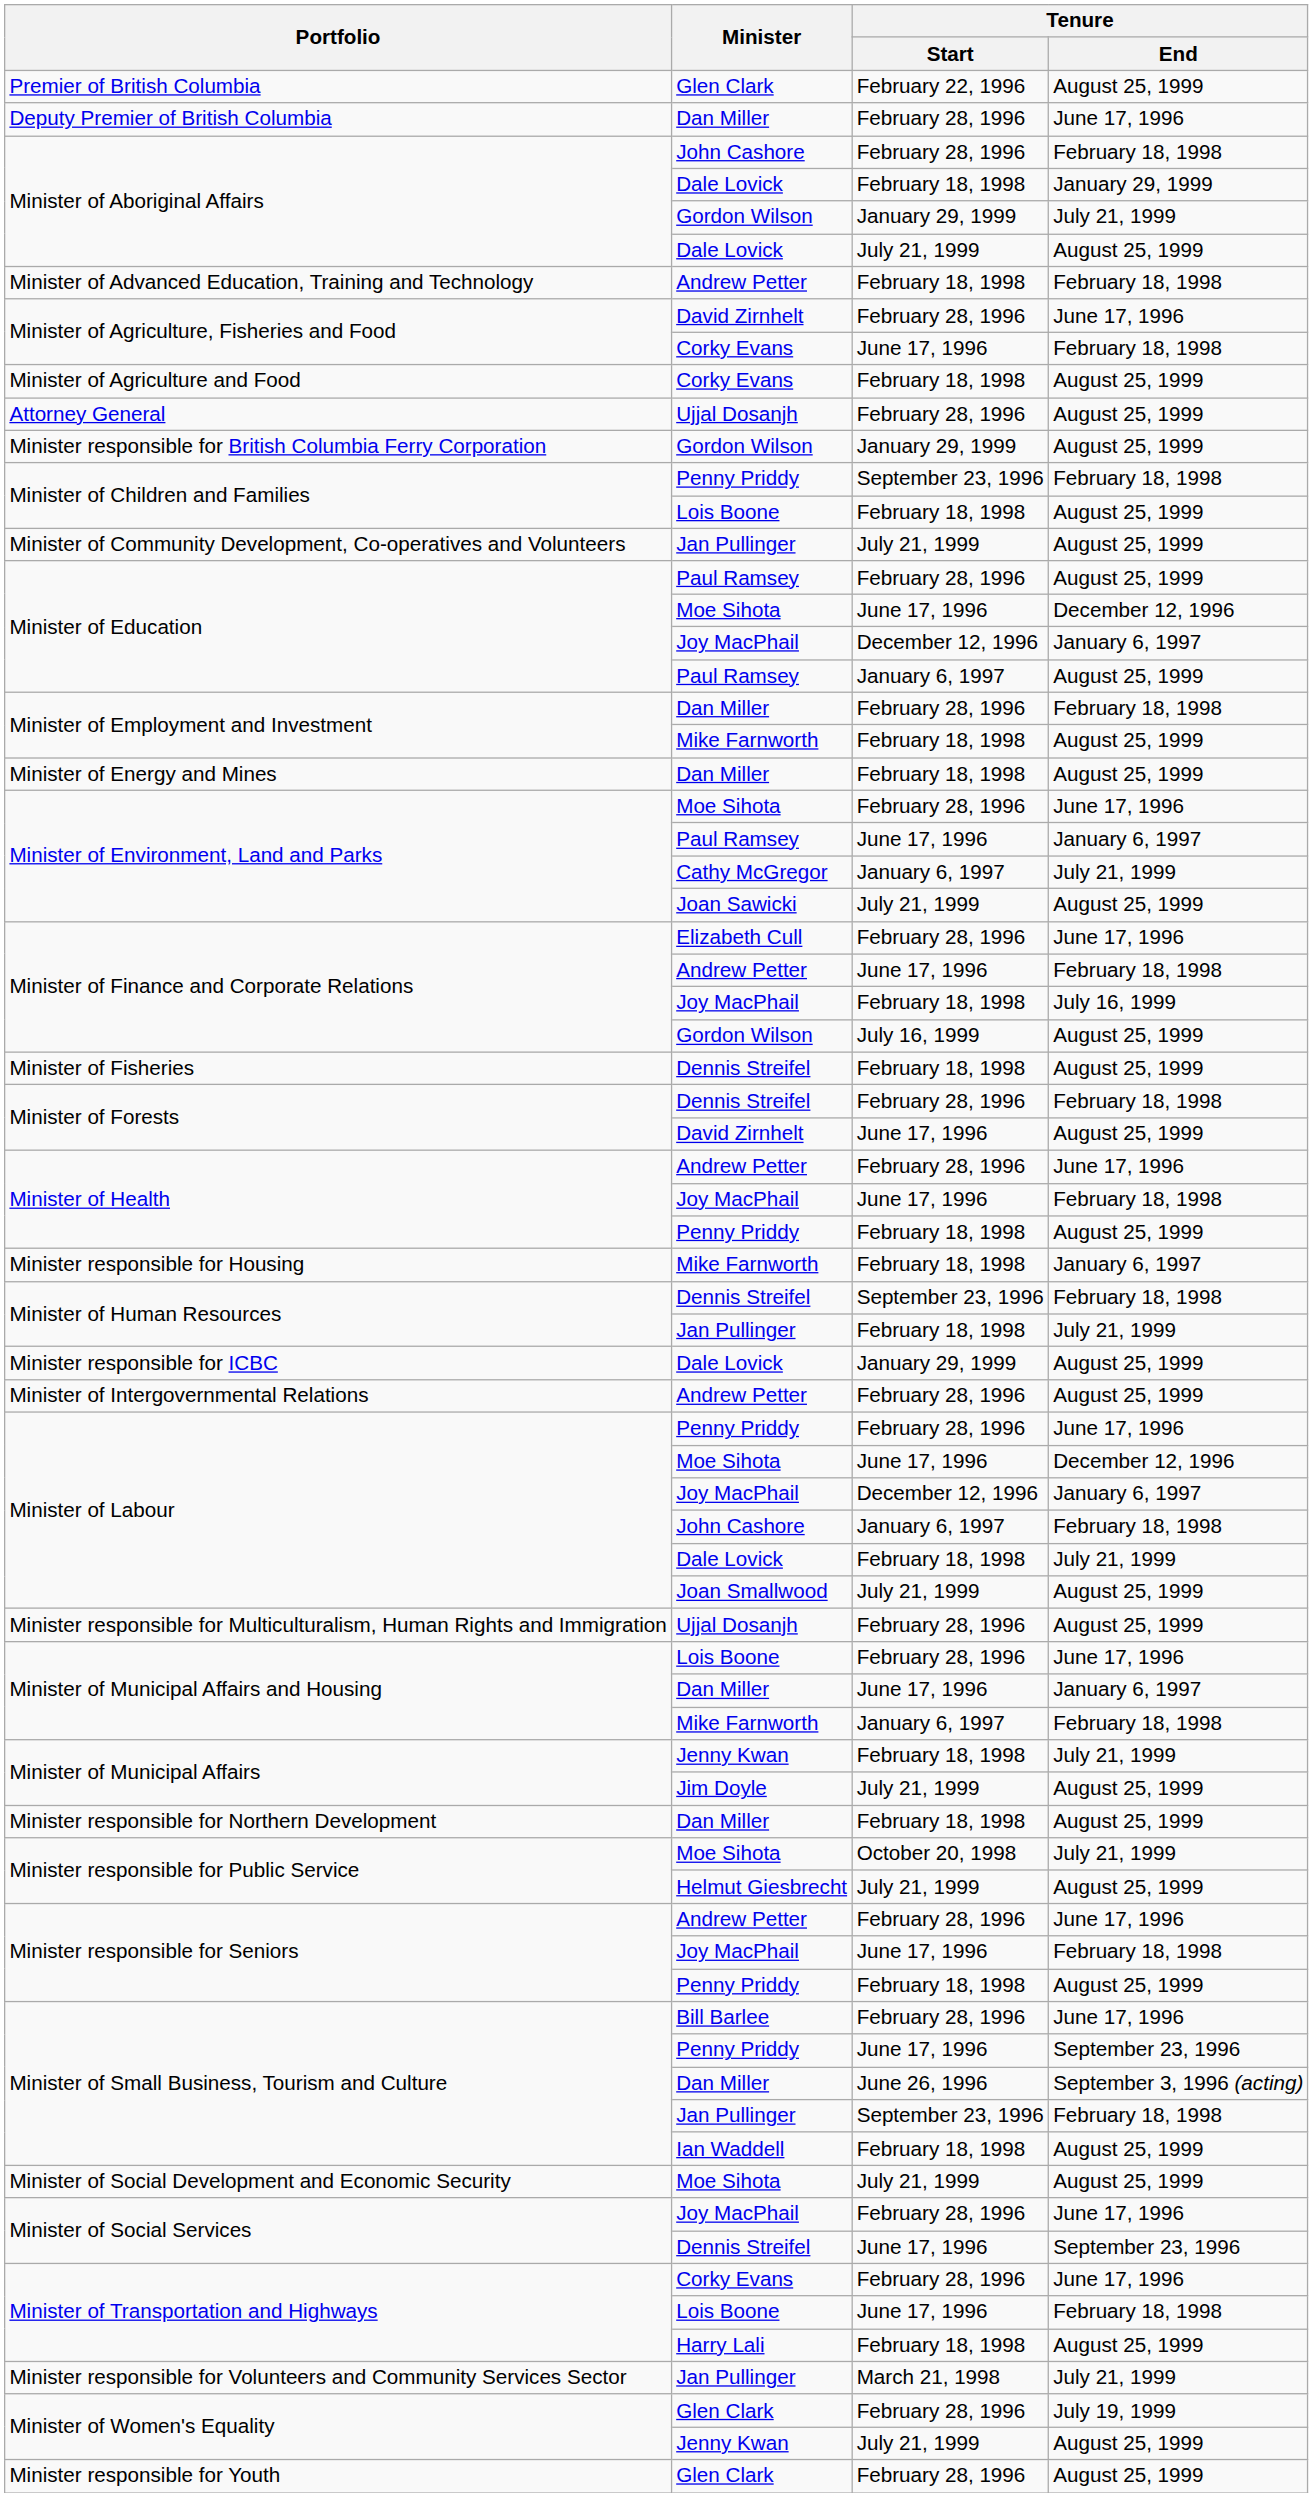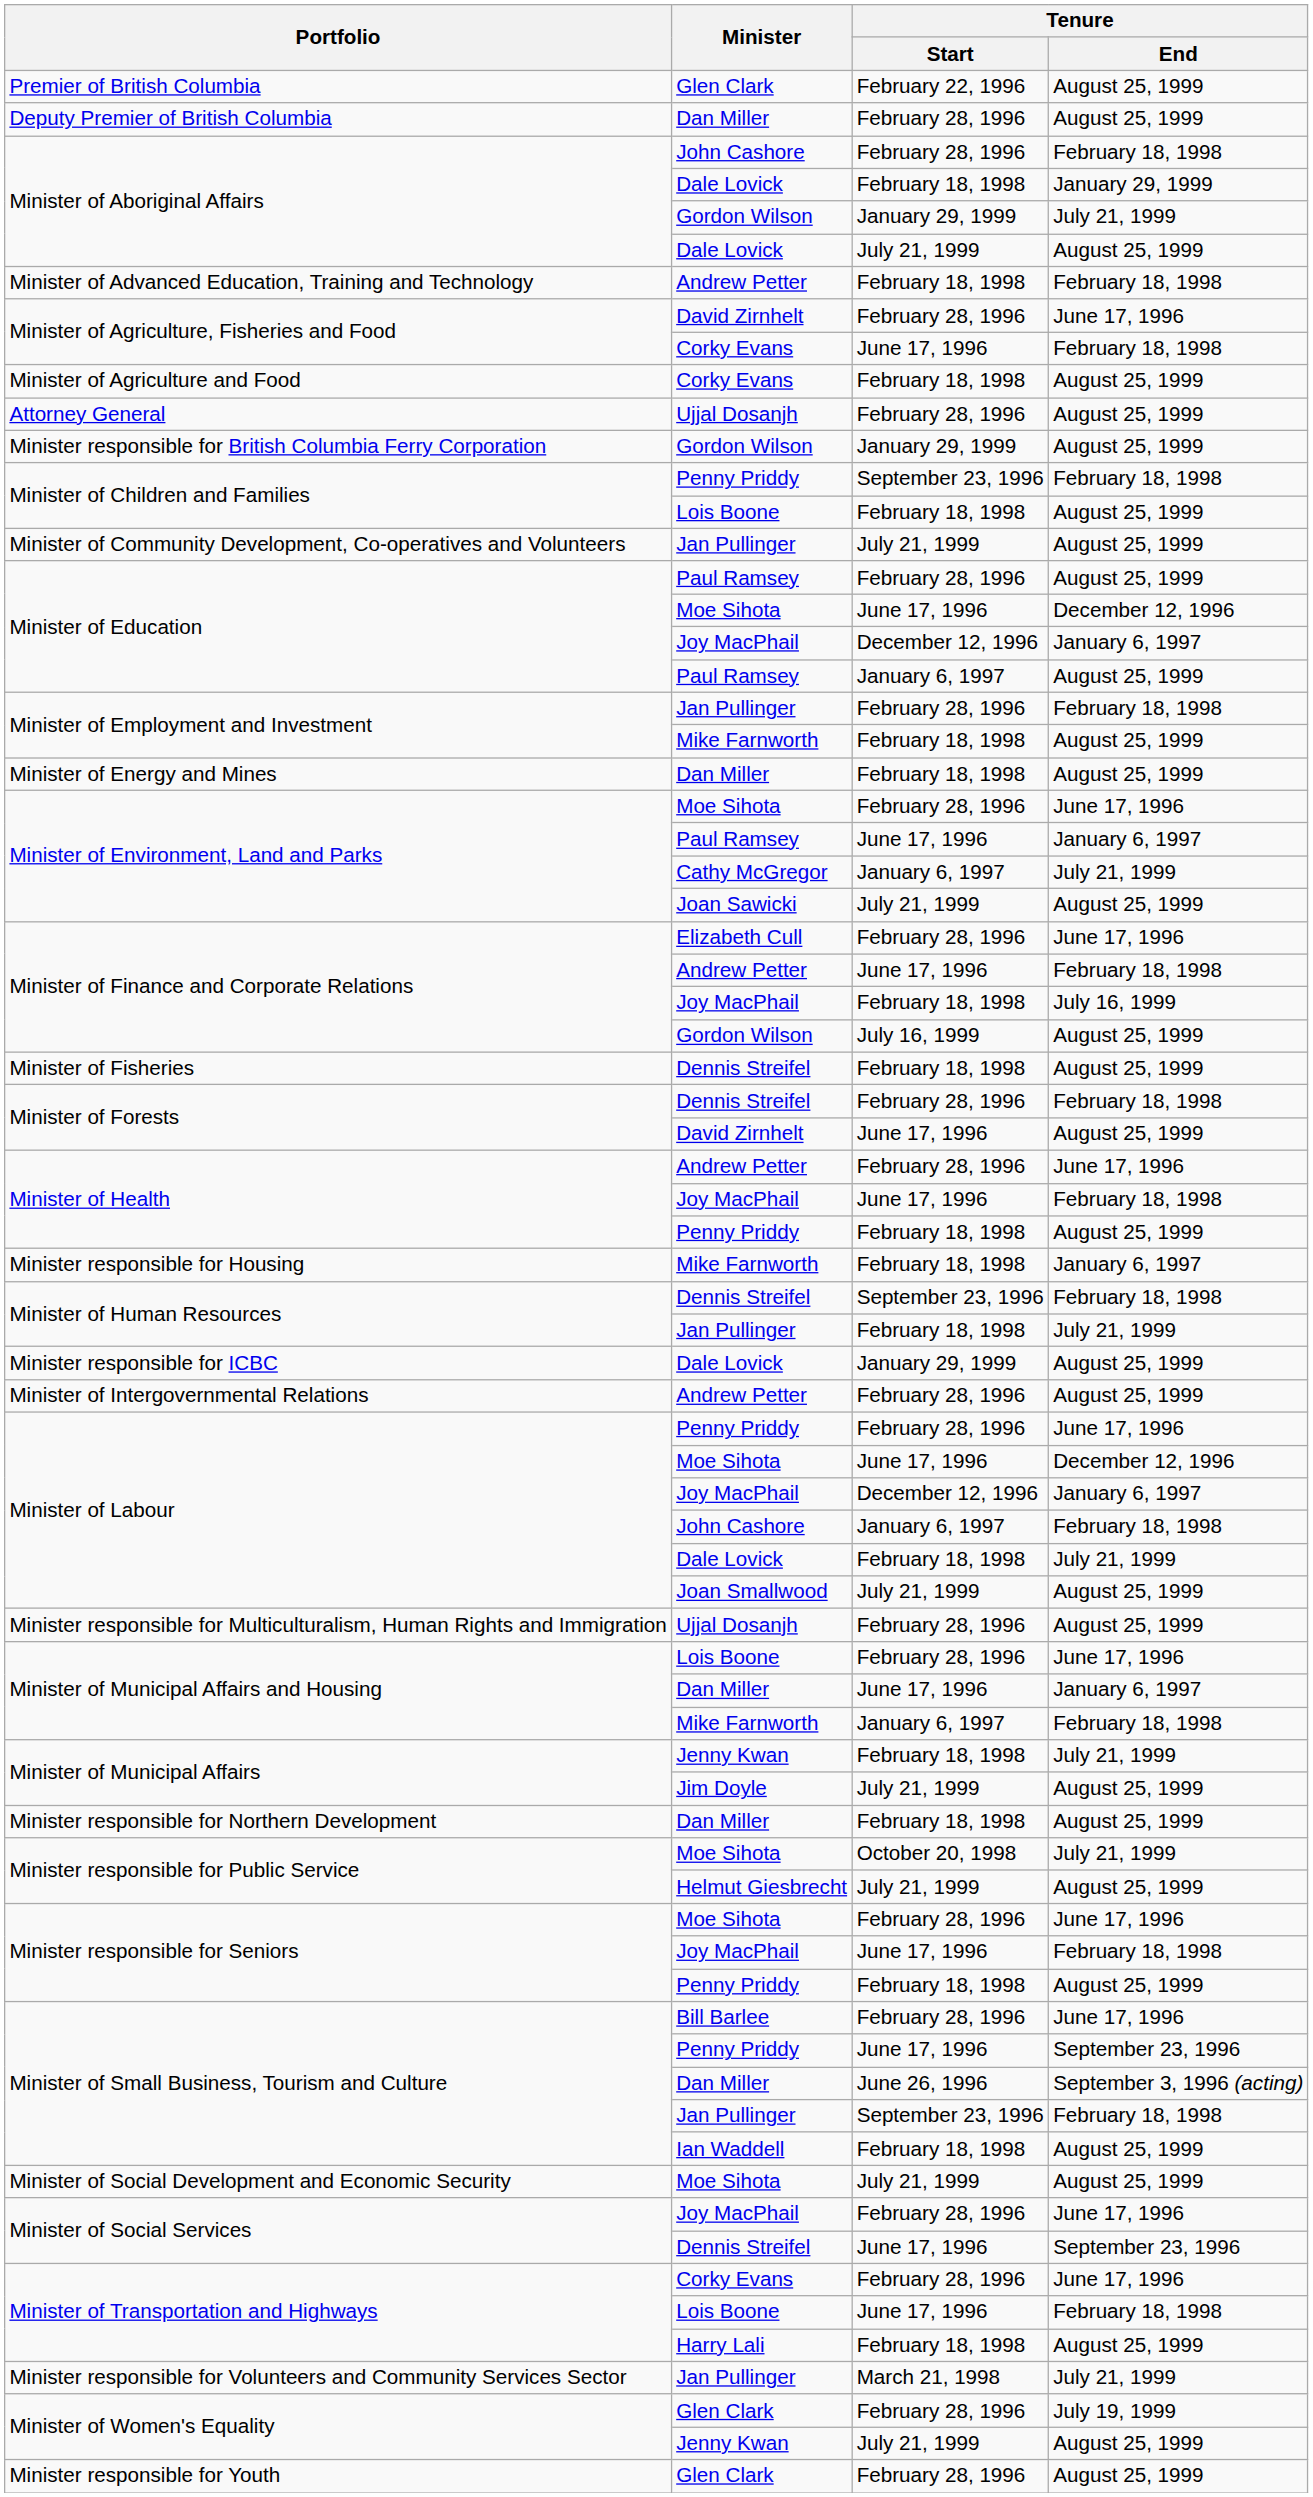(1119, 119) June 17, 1996 -> (1128, 119) August 25, 1999
(723, 708) Dan Miller -> (736, 708) Jan Pullinger
(742, 1919) Andrew Petter -> (728, 1919) Moe Sihota
